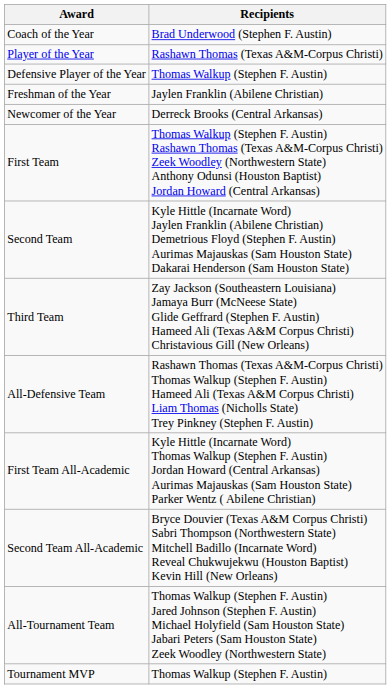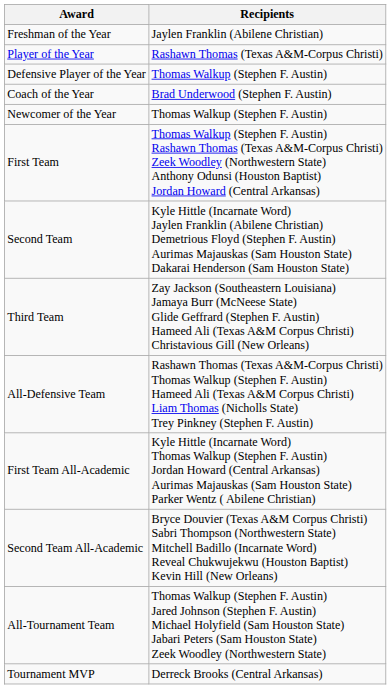rows swapped: (51, 34) <-> (59, 94)
(237, 114) Derreck Brooks (Central Arkansas) -> (239, 114) Thomas Walkup (Stephen F. Austin)
(239, 674) Thomas Walkup (Stephen F. Austin) -> (237, 674) Derreck Brooks (Central Arkansas)
